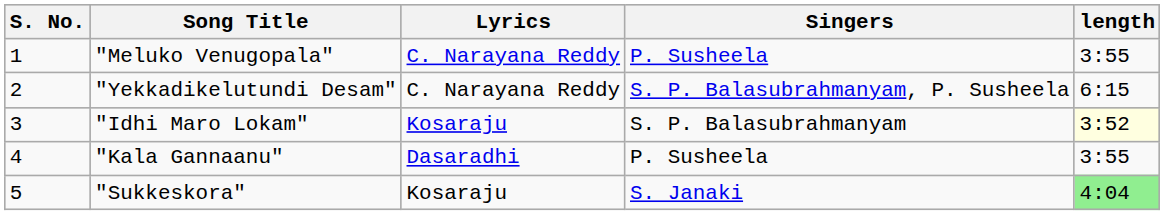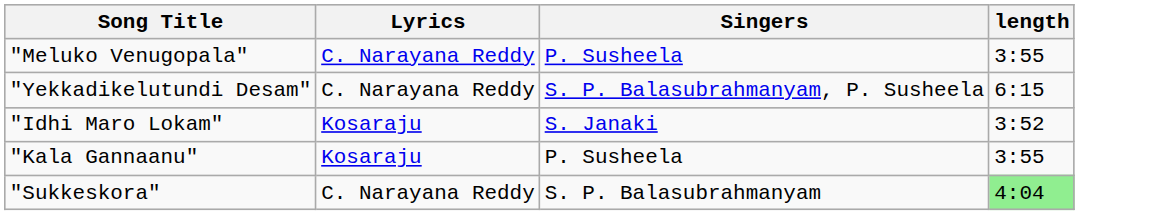- column: (47, 22)
(768, 124) S. P. Balasubrahmanyam -> (601, 124) S. Janaki
(1105, 124) lightyellow background -> (1019, 124) no background
(463, 158) Dasaradhi -> (371, 158) Kosaraju
(457, 192) Kosaraju -> (428, 192) C. Narayana Reddy
(687, 192) S. Janaki -> (683, 192) S. P. Balasubrahmanyam
